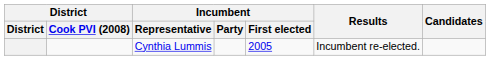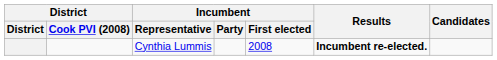(260, 47) 2005 -> (260, 47) 2008
(368, 47) normal -> (372, 47) bold
